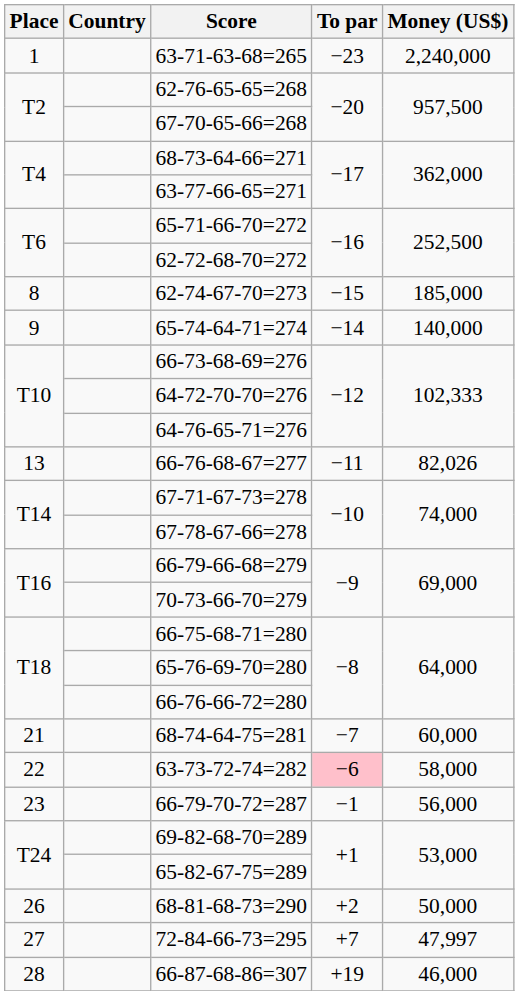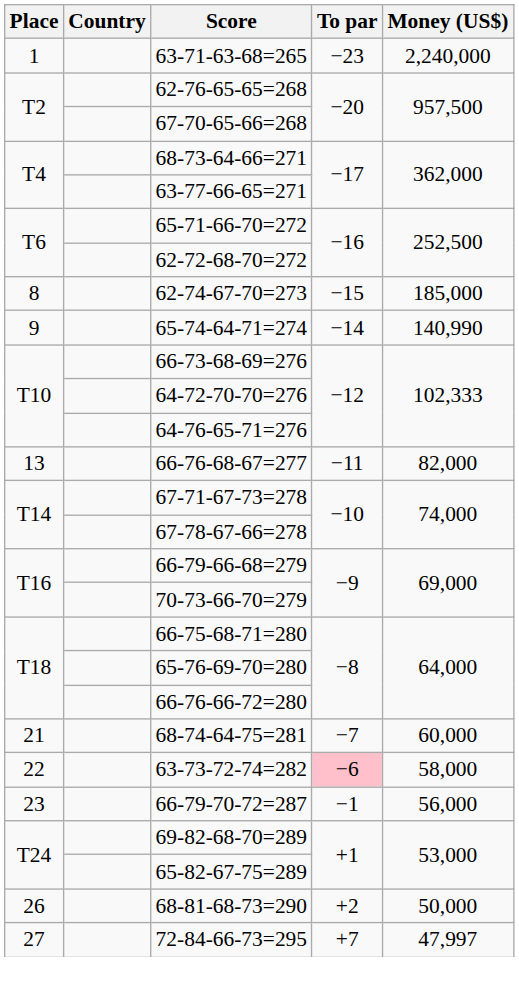(448, 327) 140,000 -> (448, 327) 140,990
(448, 463) 82,026 -> (448, 463) 82,000
- row: (231, 973)
